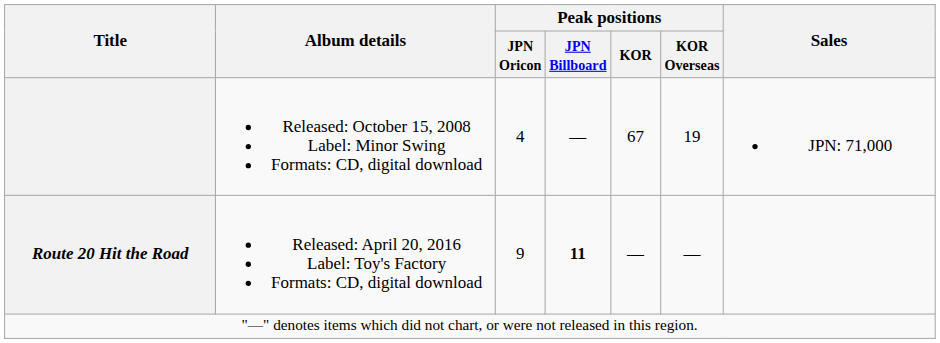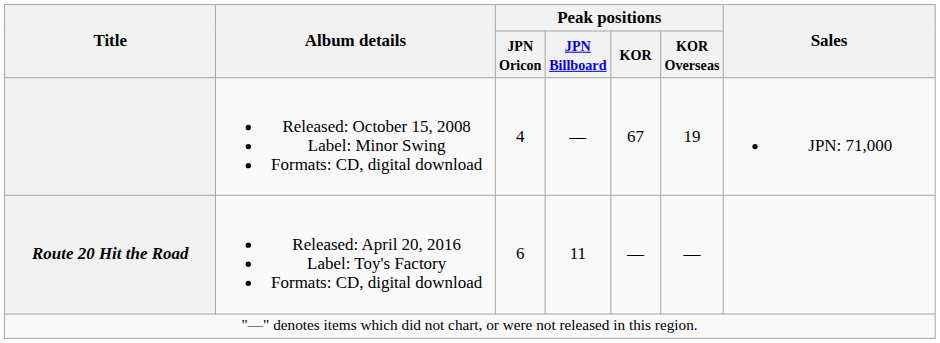(520, 254) 9 -> (520, 254) 6
(578, 254) bold -> (578, 254) normal
